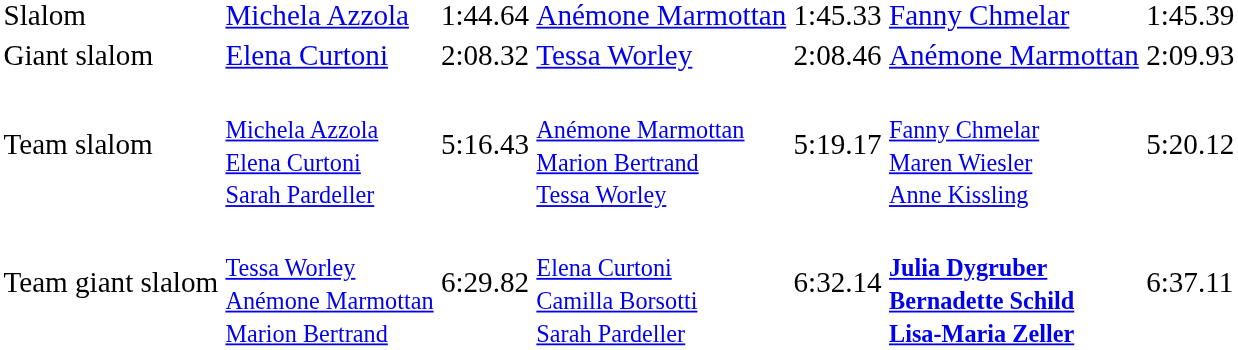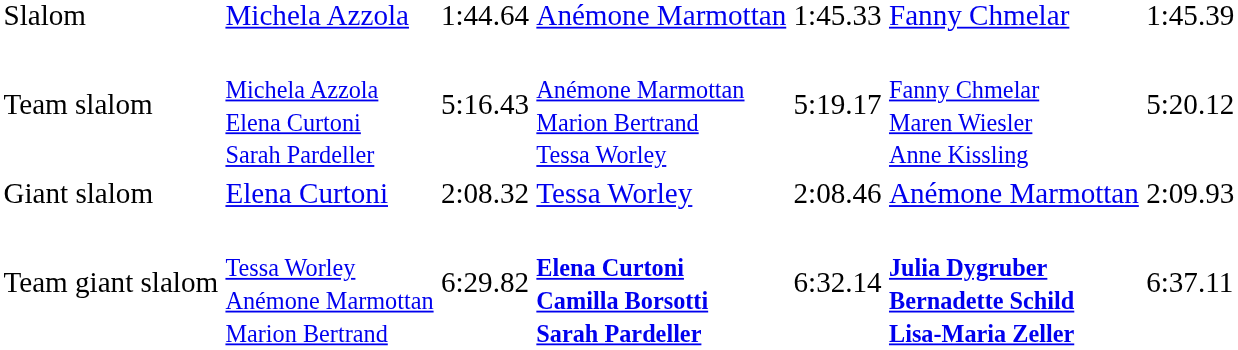rows swapped: (78, 55) <-> (78, 144)
(617, 301) normal -> (622, 299) bold
